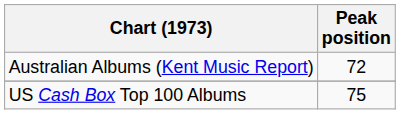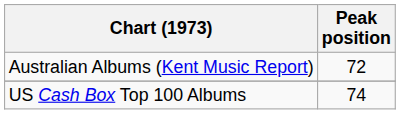(356, 94) 75 -> (356, 94) 74
